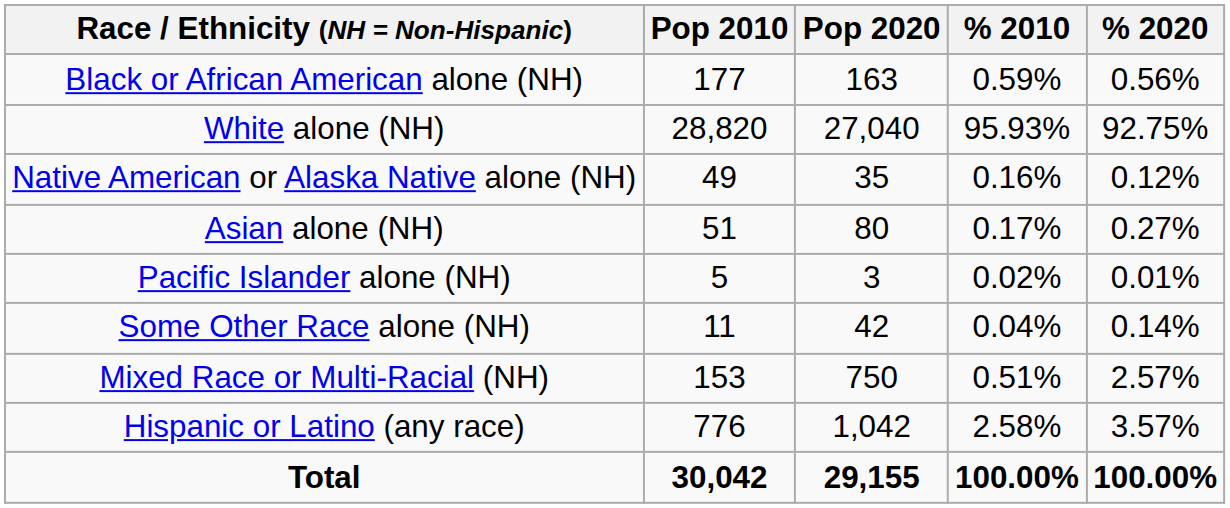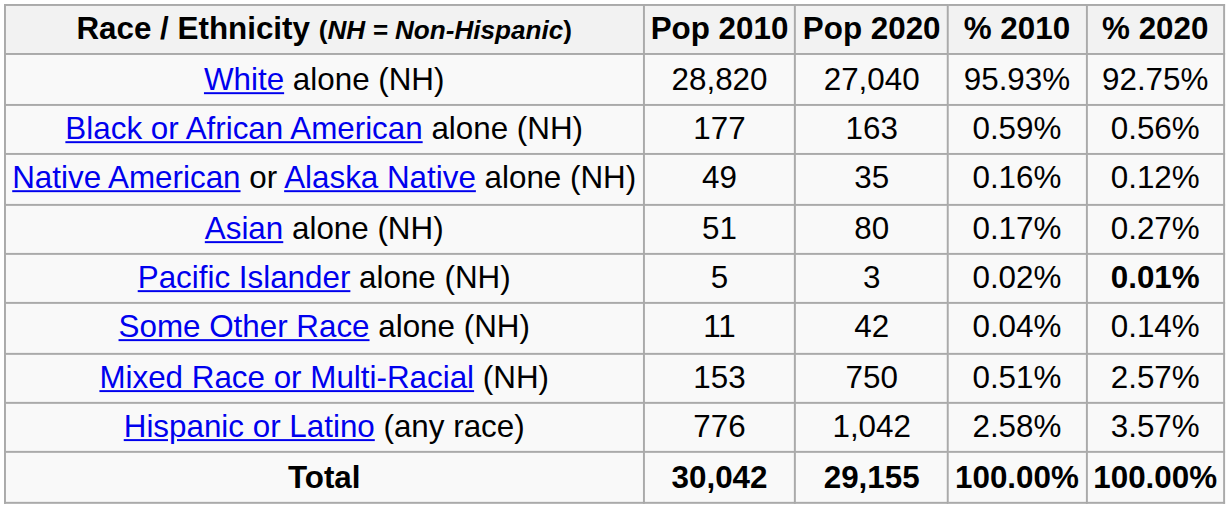rows swapped: (324, 128) <-> (324, 79)
(1155, 278) normal -> (1155, 278) bold
